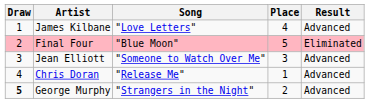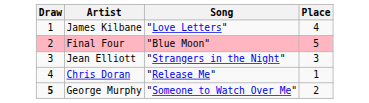- column: (333, 12)
(190, 59) "Someone to Watch Over Me" -> (216, 59) "Strangers in the Night"
(185, 91) "Strangers in the Night" -> (222, 91) "Someone to Watch Over Me"
